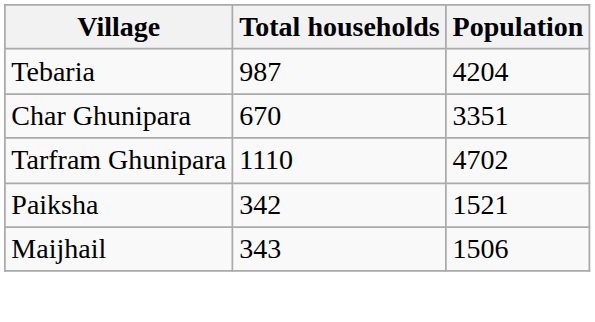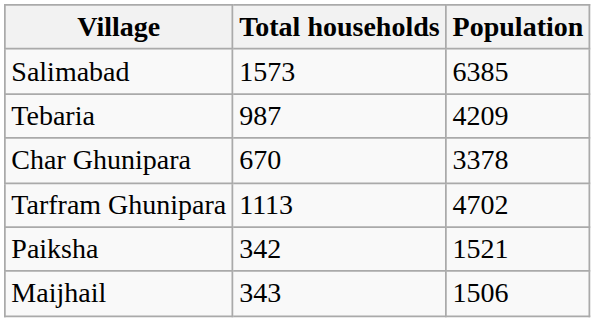+ row: (70, 71)
(481, 71) 4204 -> (481, 115) 4209
(481, 115) 3351 -> (481, 159) 3378
(266, 159) 1110 -> (266, 204) 1113
